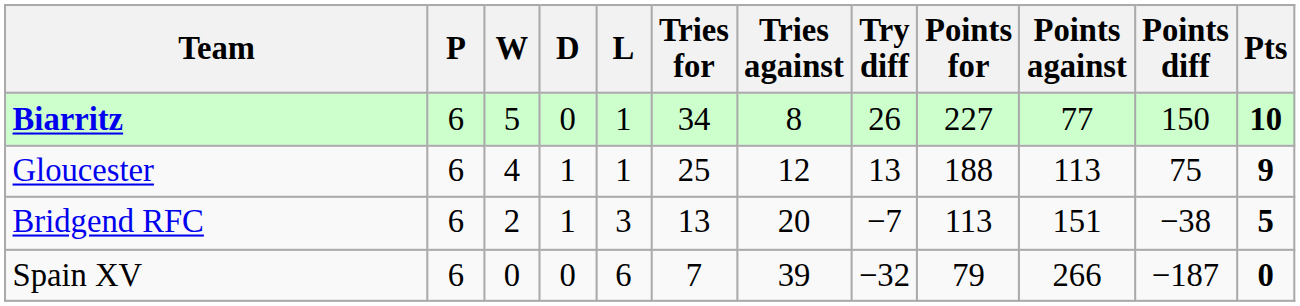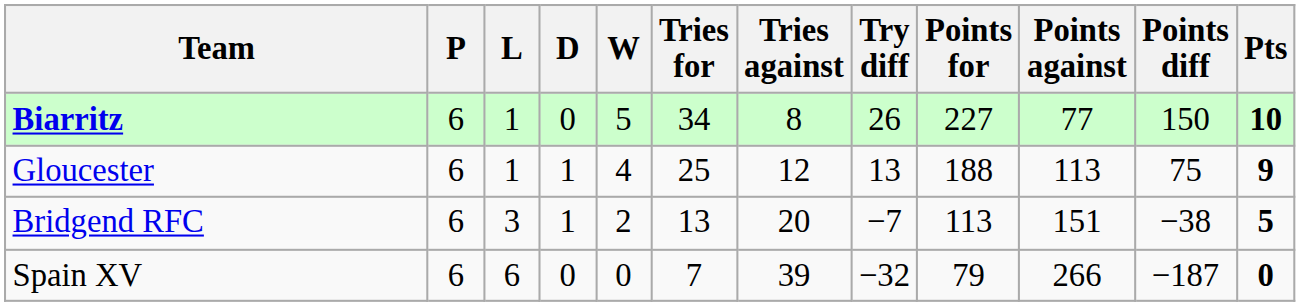columns swapped: (512, 48) <-> (624, 48)
